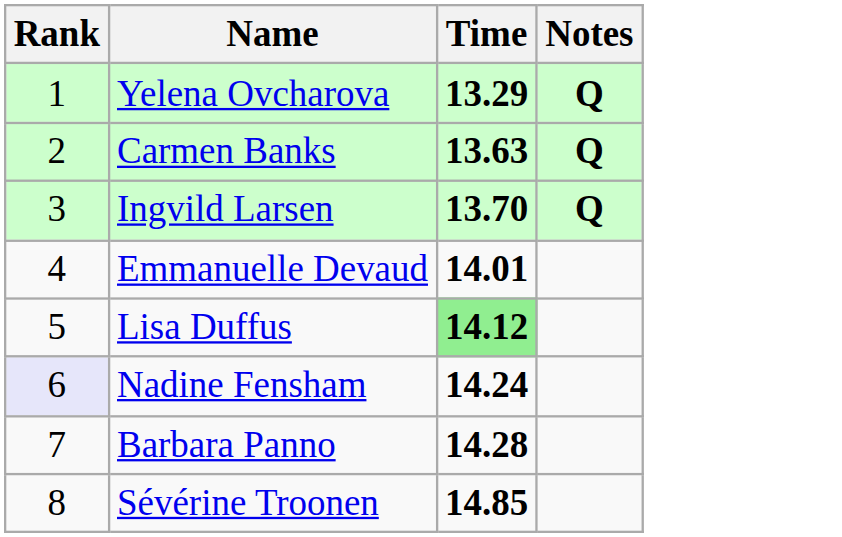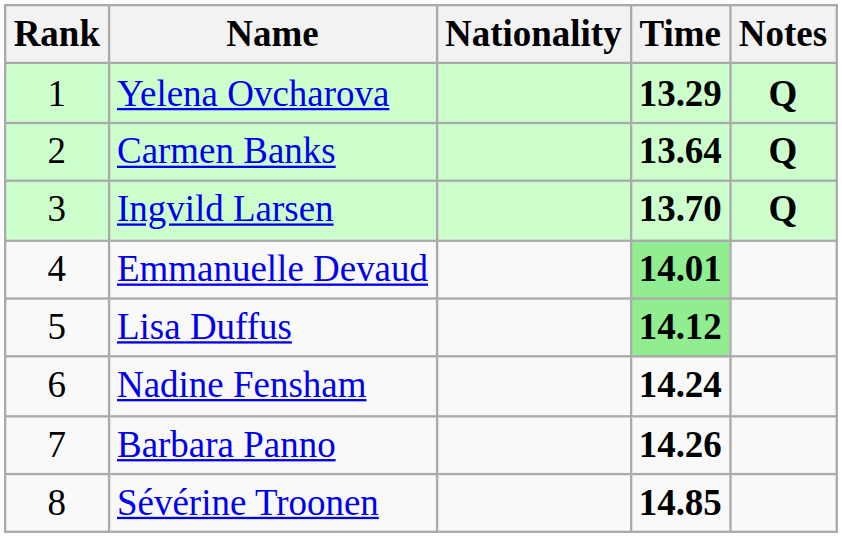+ column: (533, 33)
(487, 151) 13.63 -> (680, 151) 13.64
(487, 268) no background -> (680, 268) lightgreen background
(57, 385) lavender background -> (57, 385) no background
(487, 444) 14.28 -> (680, 444) 14.26
